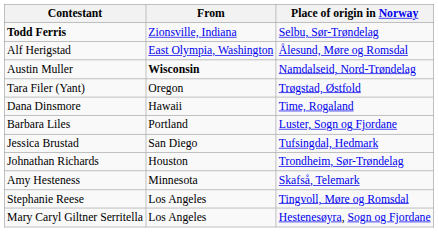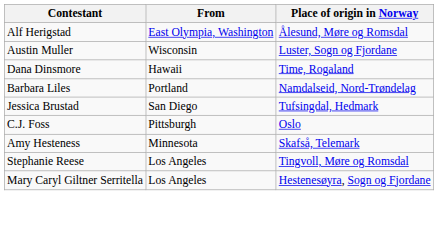- row: (37, 32)
(174, 69) bold -> (173, 50) normal
(347, 69) Namdalseid, Nord-Trøndelag -> (338, 50) Luster, Sogn og Fjordane
- row: (46, 87)
(338, 124) Luster, Sogn og Fjordane -> (347, 87) Namdalseid, Nord-Trøndelag
- row: (53, 161)
+ row: (28, 124)
